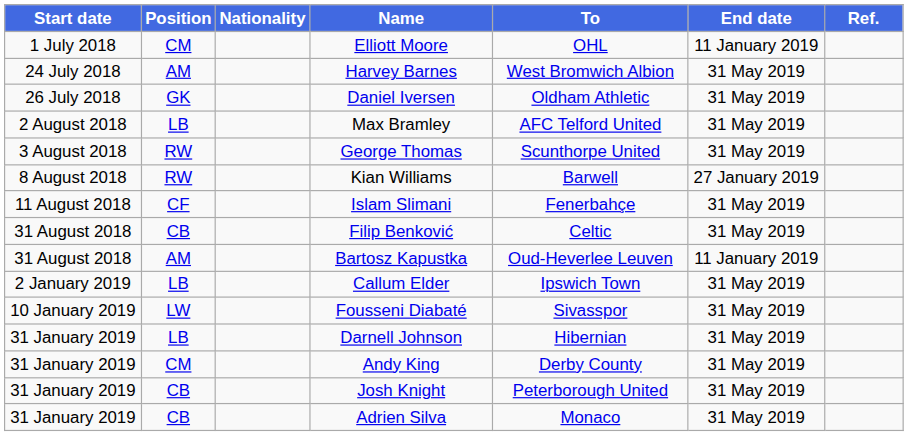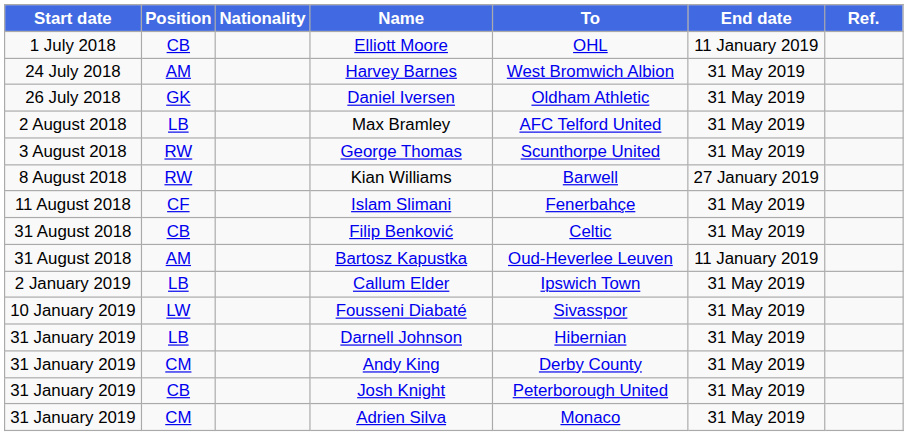(178, 45) CM -> (178, 45) CB
(178, 418) CB -> (178, 418) CM
